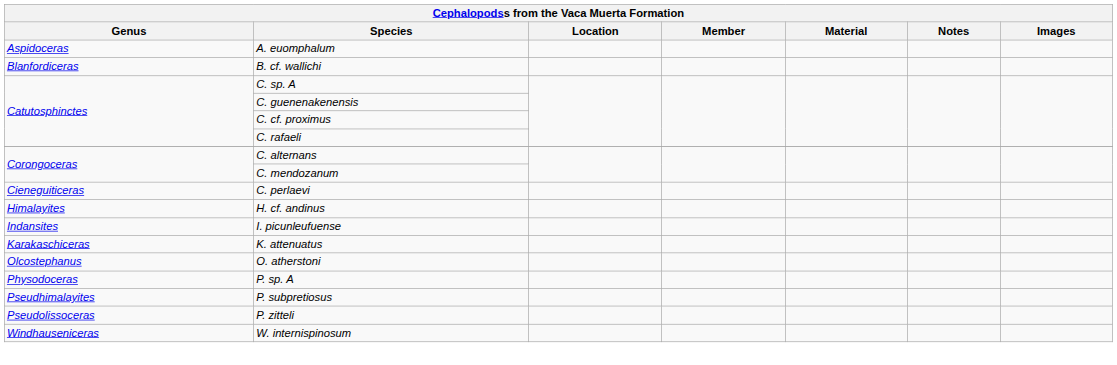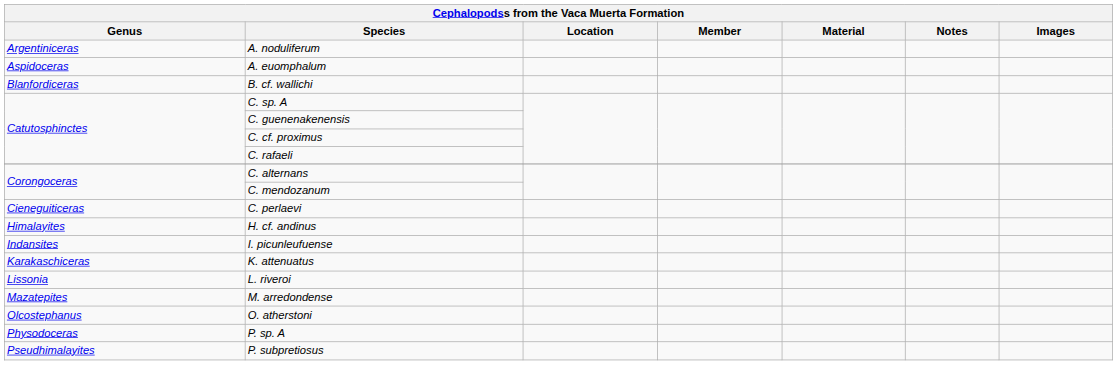+ row: (284, 48)
+ row: (269, 279)
+ row: (290, 297)
- row: (275, 315)
- row: (304, 333)
